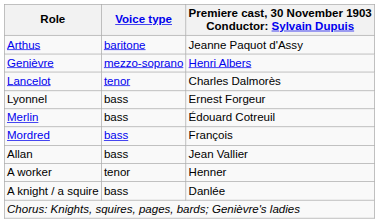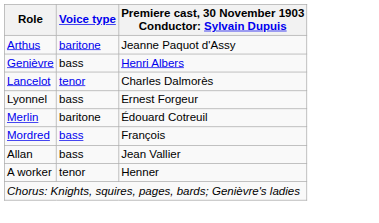(144, 63) mezzo-soprano -> (71, 63) bass
(116, 117) bass -> (80, 117) baritone
- row: (53, 191)
